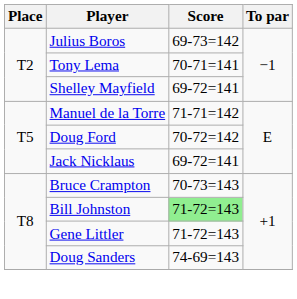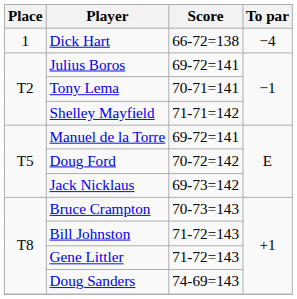+ row: (80, 40)
(206, 40) 69-73=142 -> (206, 64) 69-72=141
(206, 88) 69-72=141 -> (206, 112) 71-71=142
(206, 112) 71-71=142 -> (206, 137) 69-72=141
(206, 161) 69-72=141 -> (206, 185) 69-73=142
(206, 209) lightgreen background -> (206, 233) no background
